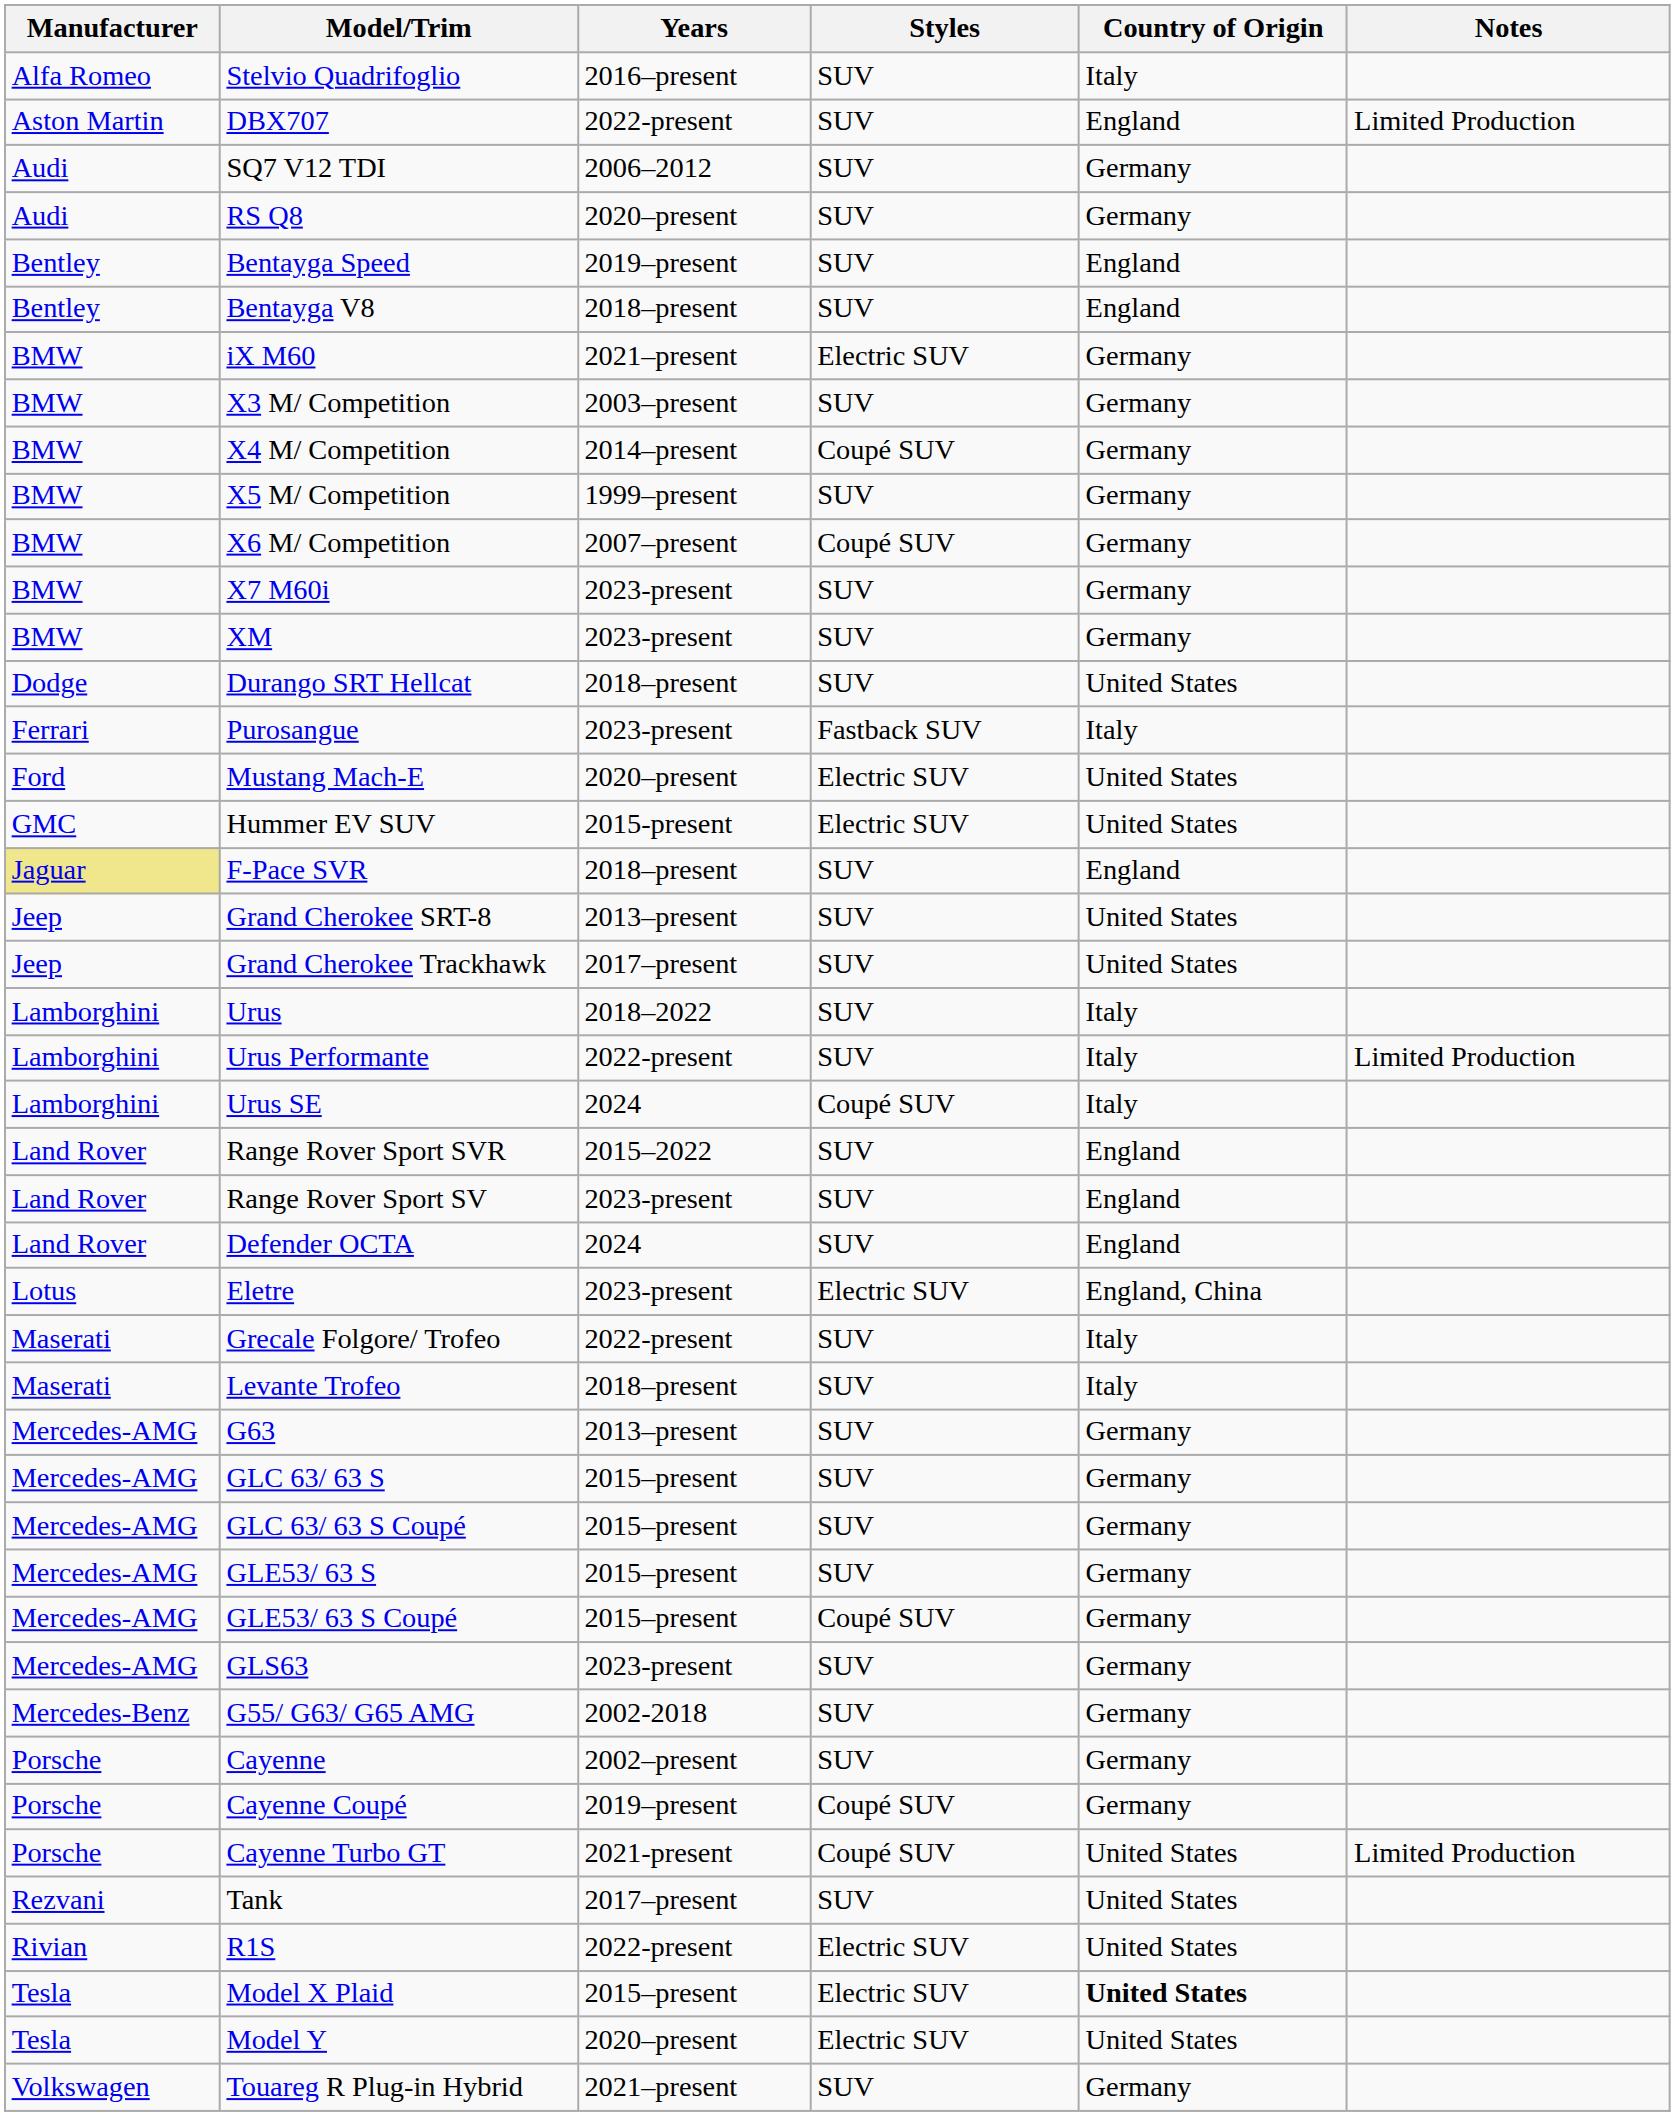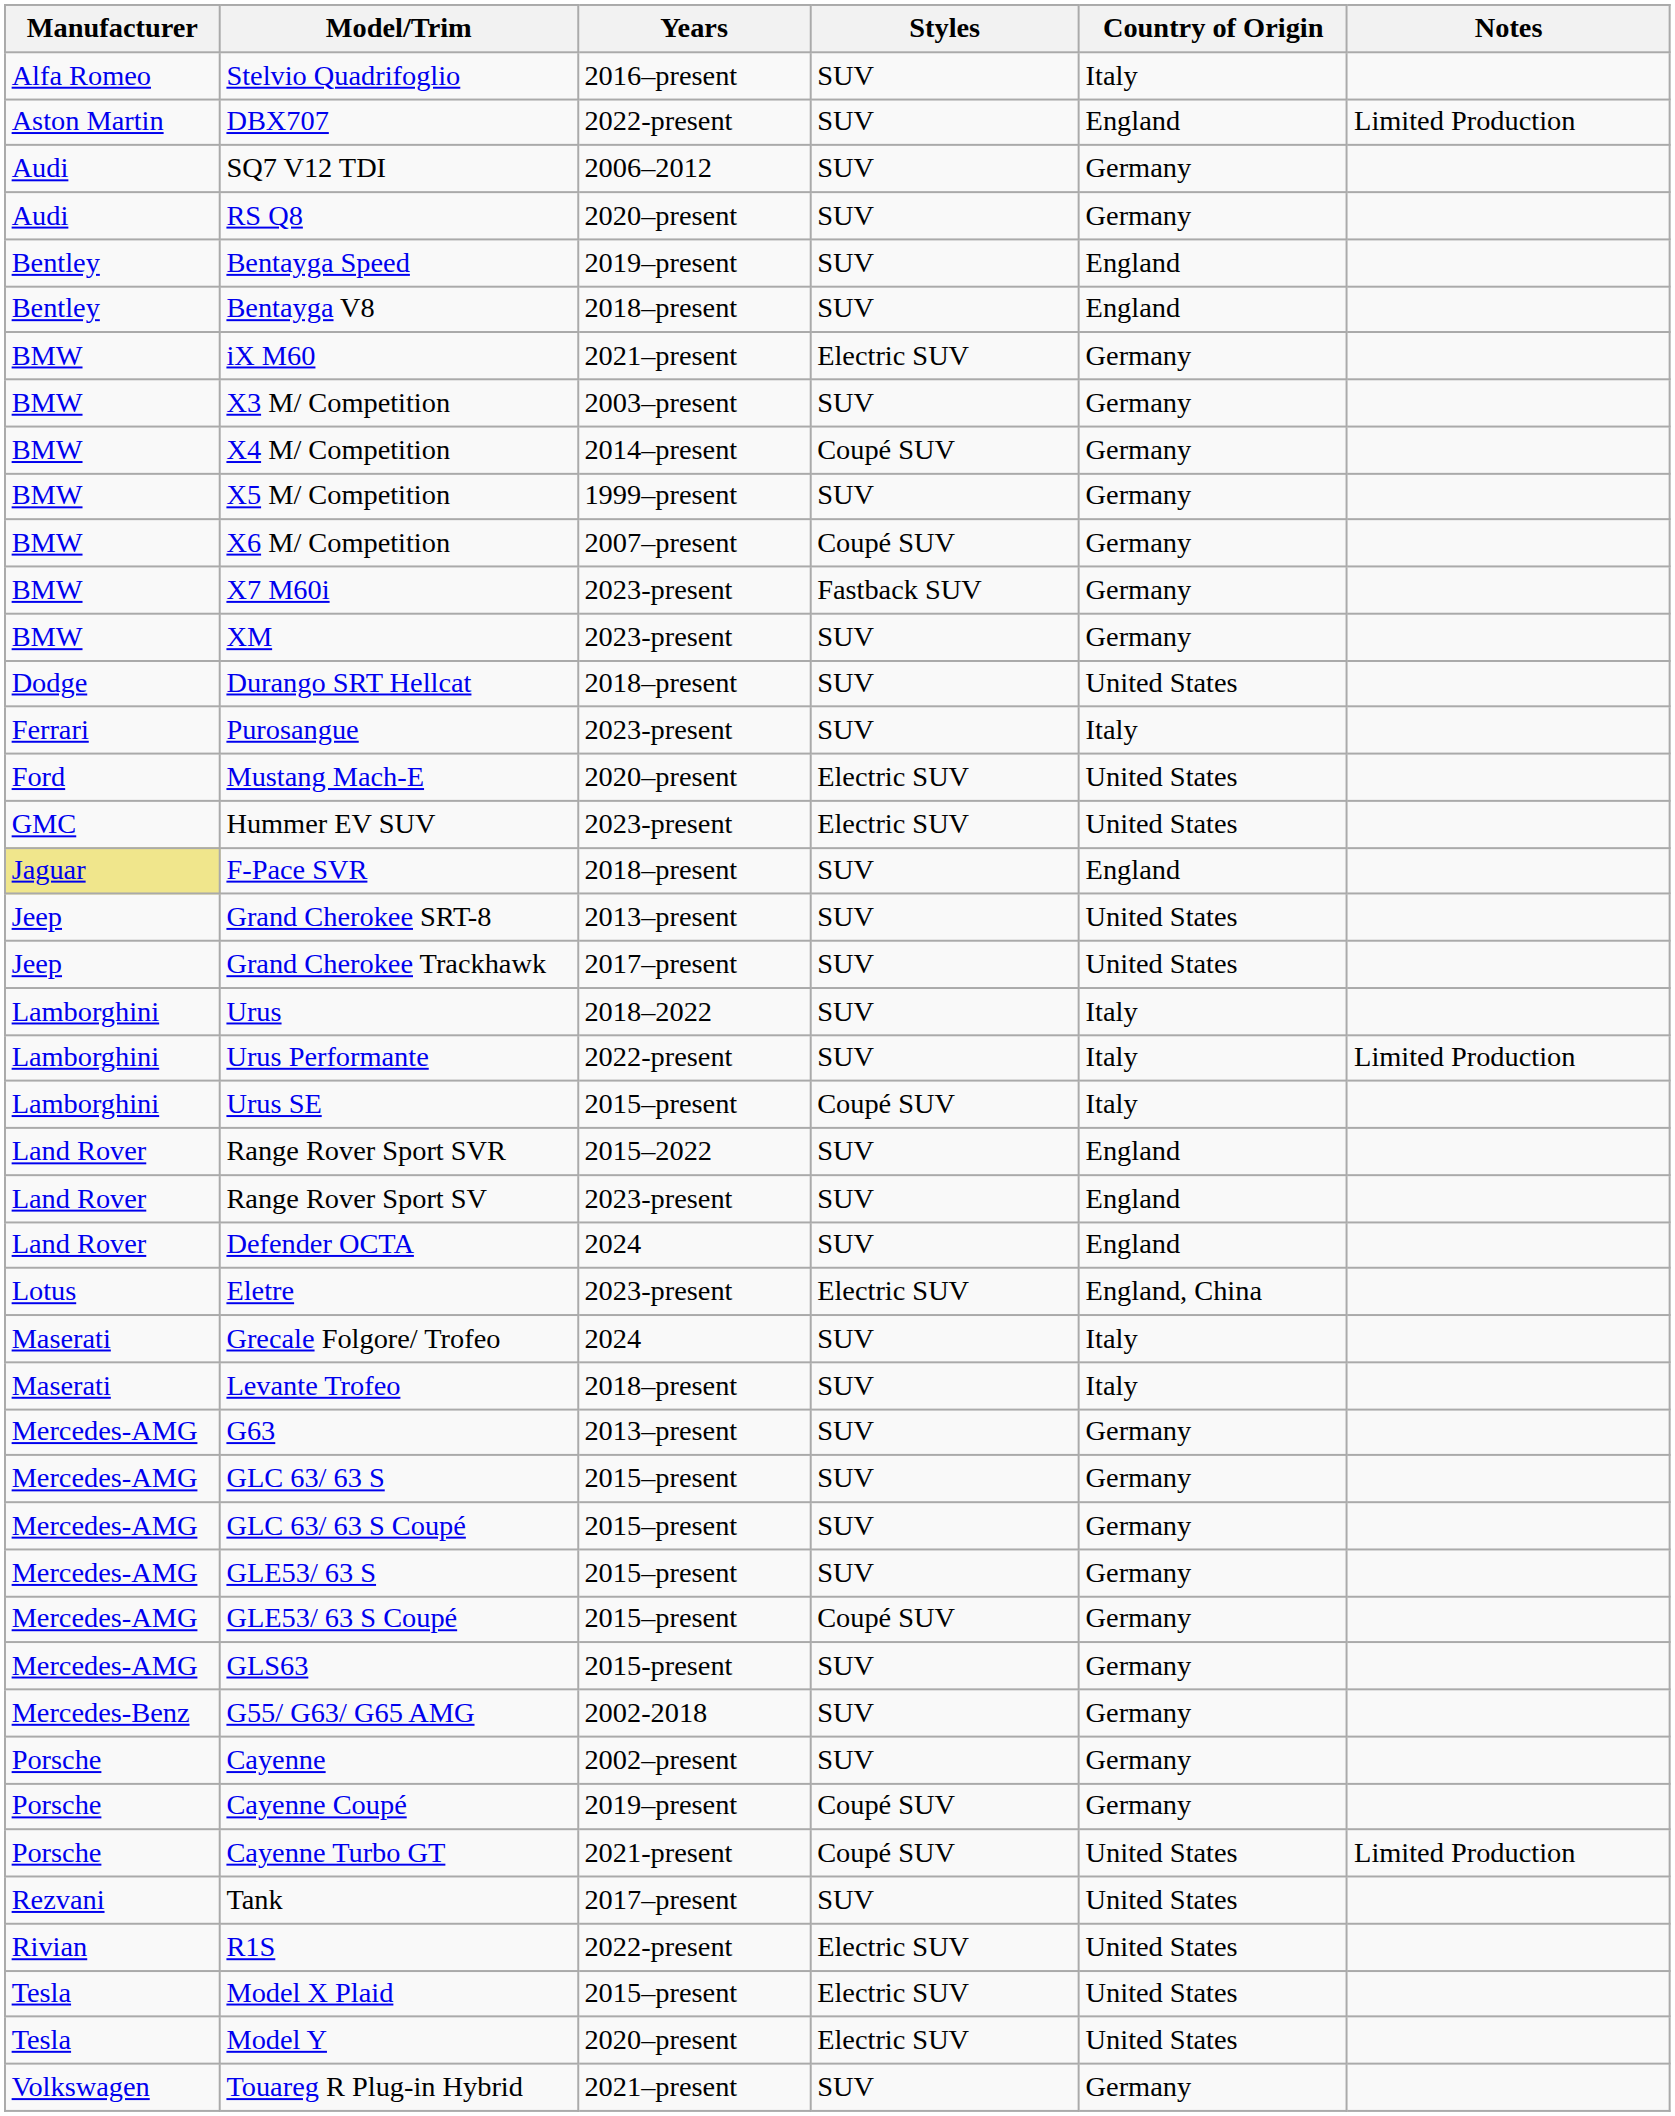(846, 589) SUV -> (899, 589) Fastback SUV
(899, 730) Fastback SUV -> (846, 730) SUV
(658, 823) 2015-present -> (658, 823) 2023-present
(613, 1104) 2024 -> (661, 1104) 2015–present
(658, 1338) 2022-present -> (613, 1338) 2024
(658, 1665) 2023-present -> (658, 1665) 2015-present
(1166, 1993) bold -> (1162, 1993) normal
